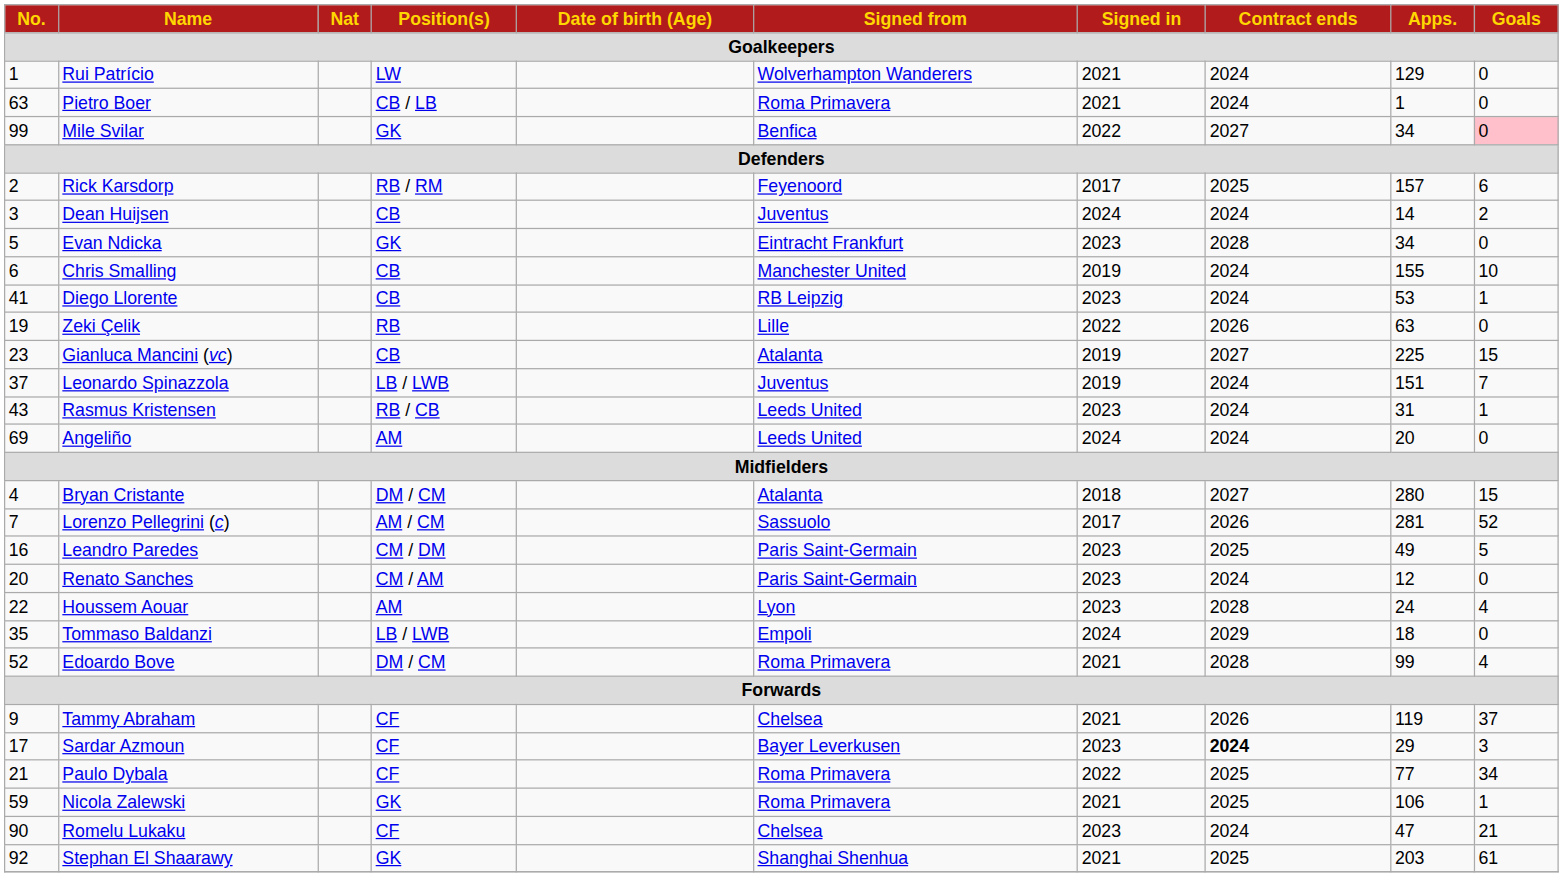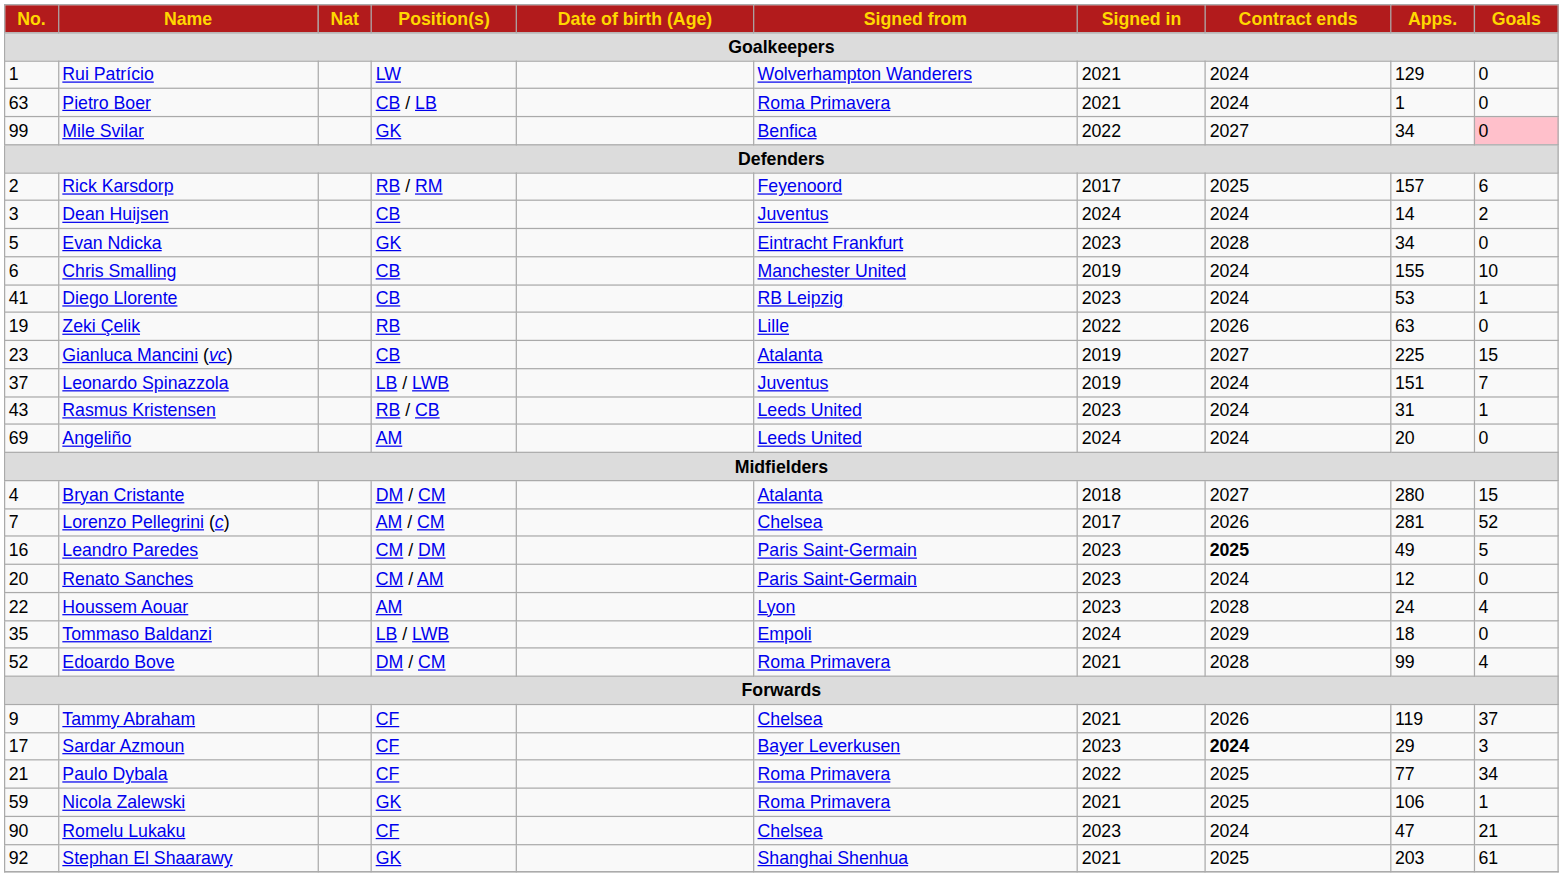(794, 523) Sassuolo -> (790, 523) Chelsea
(1229, 551) normal -> (1229, 551) bold
